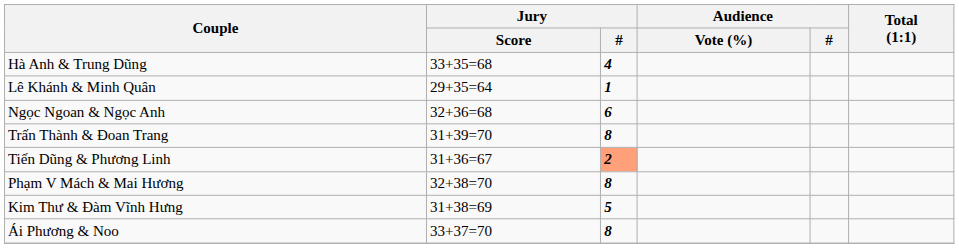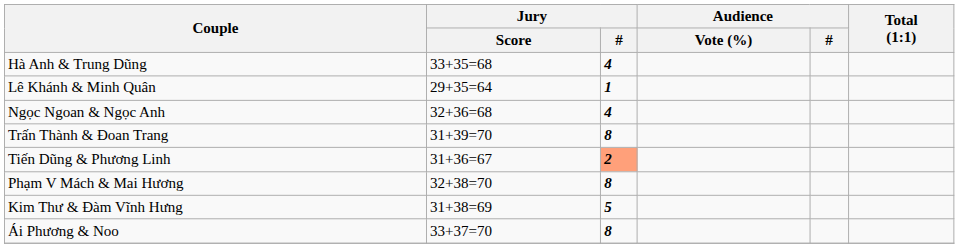(608, 111) 6 -> (608, 111) 4
